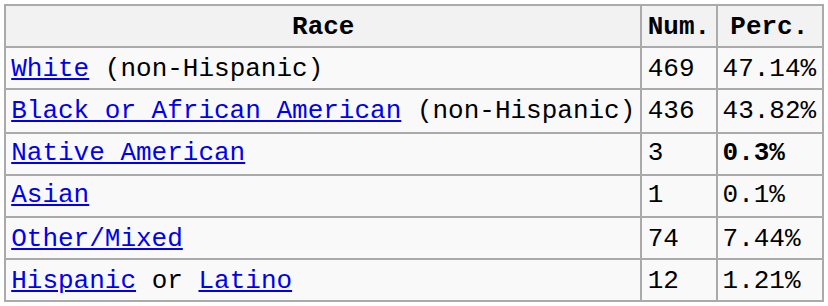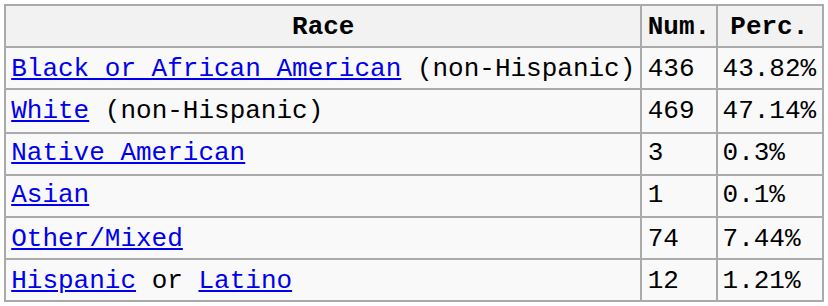rows swapped: (167, 69) <-> (323, 111)
(754, 153) bold -> (754, 153) normal
